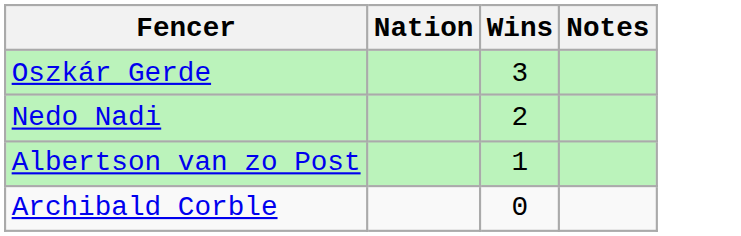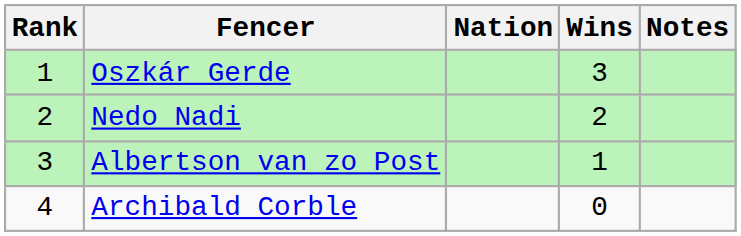+ column: (45, 28)
